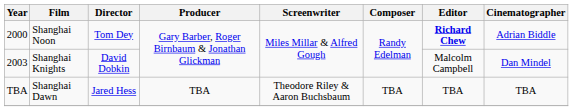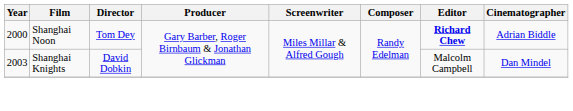- row: (52, 91)
